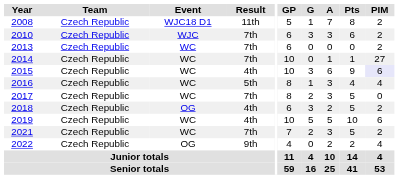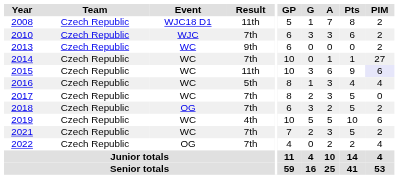(251, 46) 7th -> (251, 46) 9th
(251, 71) 4th -> (251, 71) 11th
(251, 107) 4th -> (251, 107) 7th
(251, 144) 9th -> (251, 144) 7th
